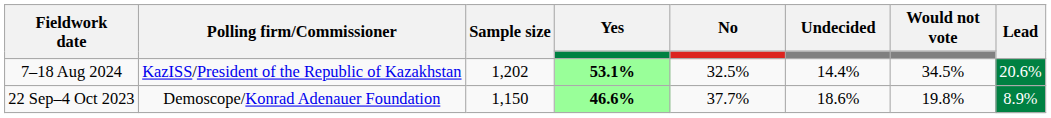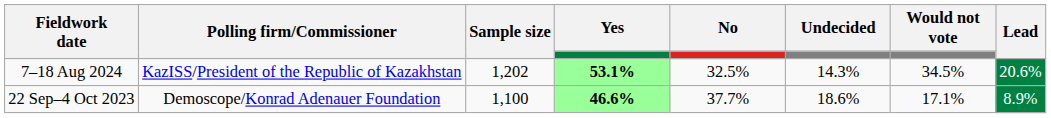(838, 72) 14.4% -> (838, 72) 14.3%
(510, 99) 1,150 -> (510, 99) 1,100
(943, 99) 19.8% -> (943, 99) 17.1%
